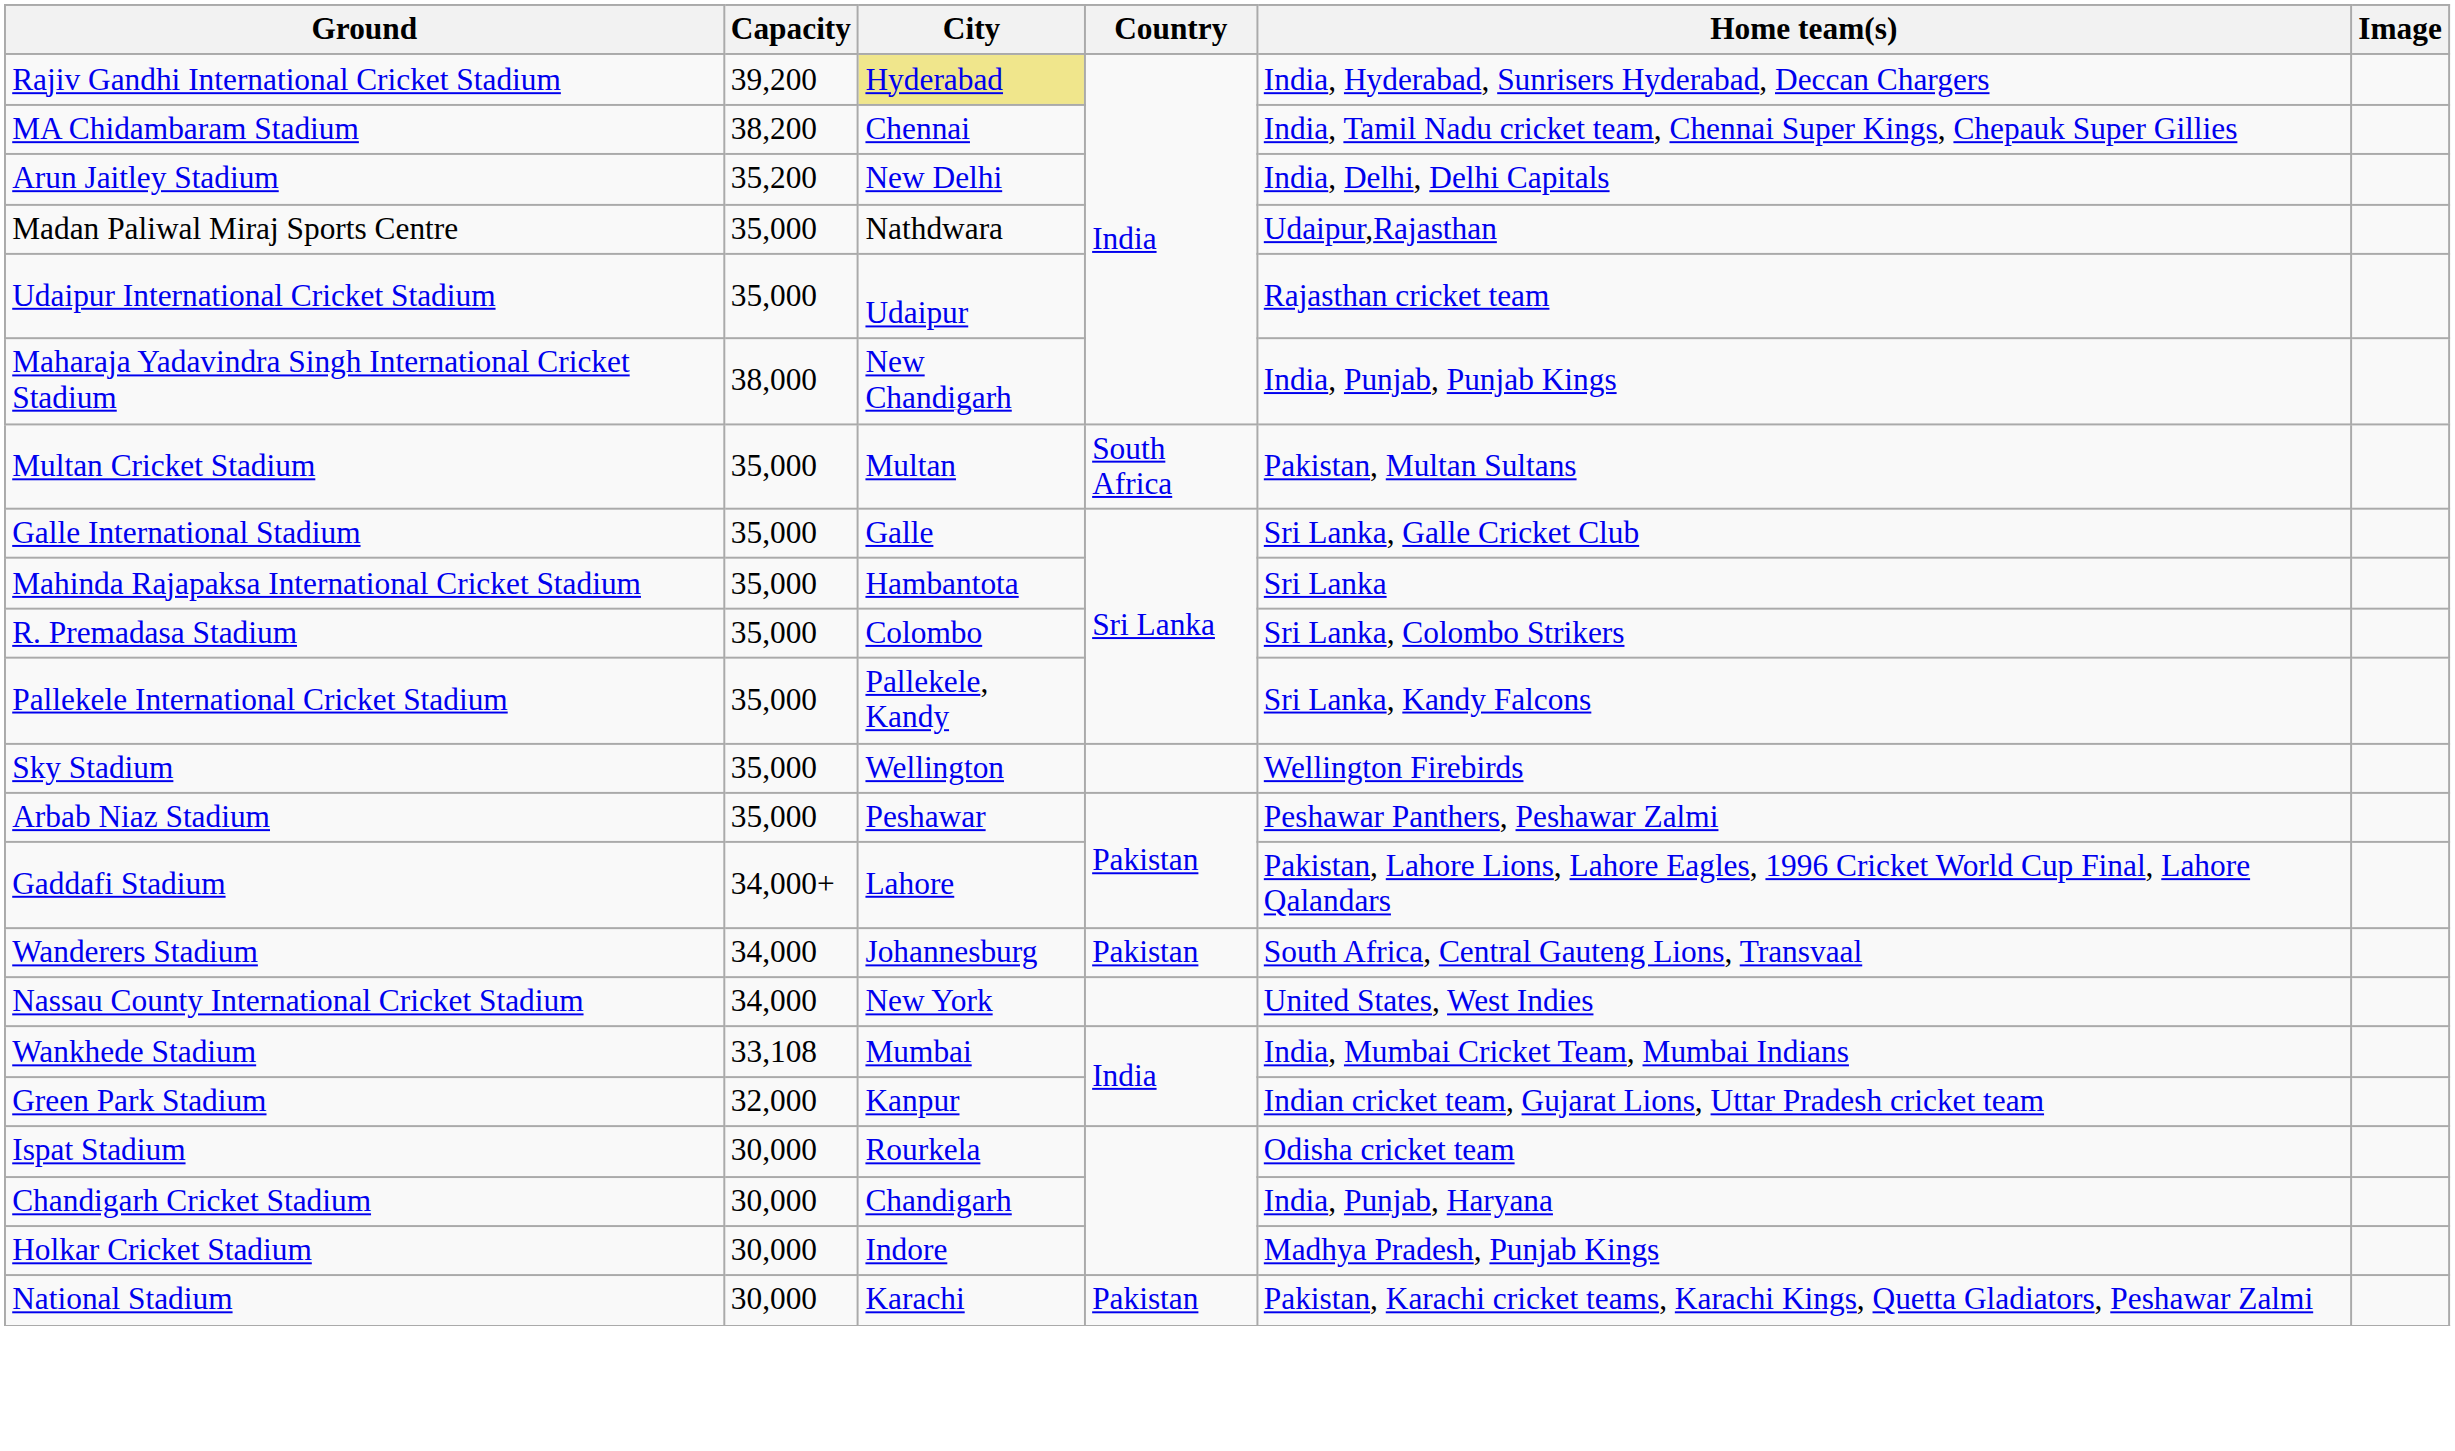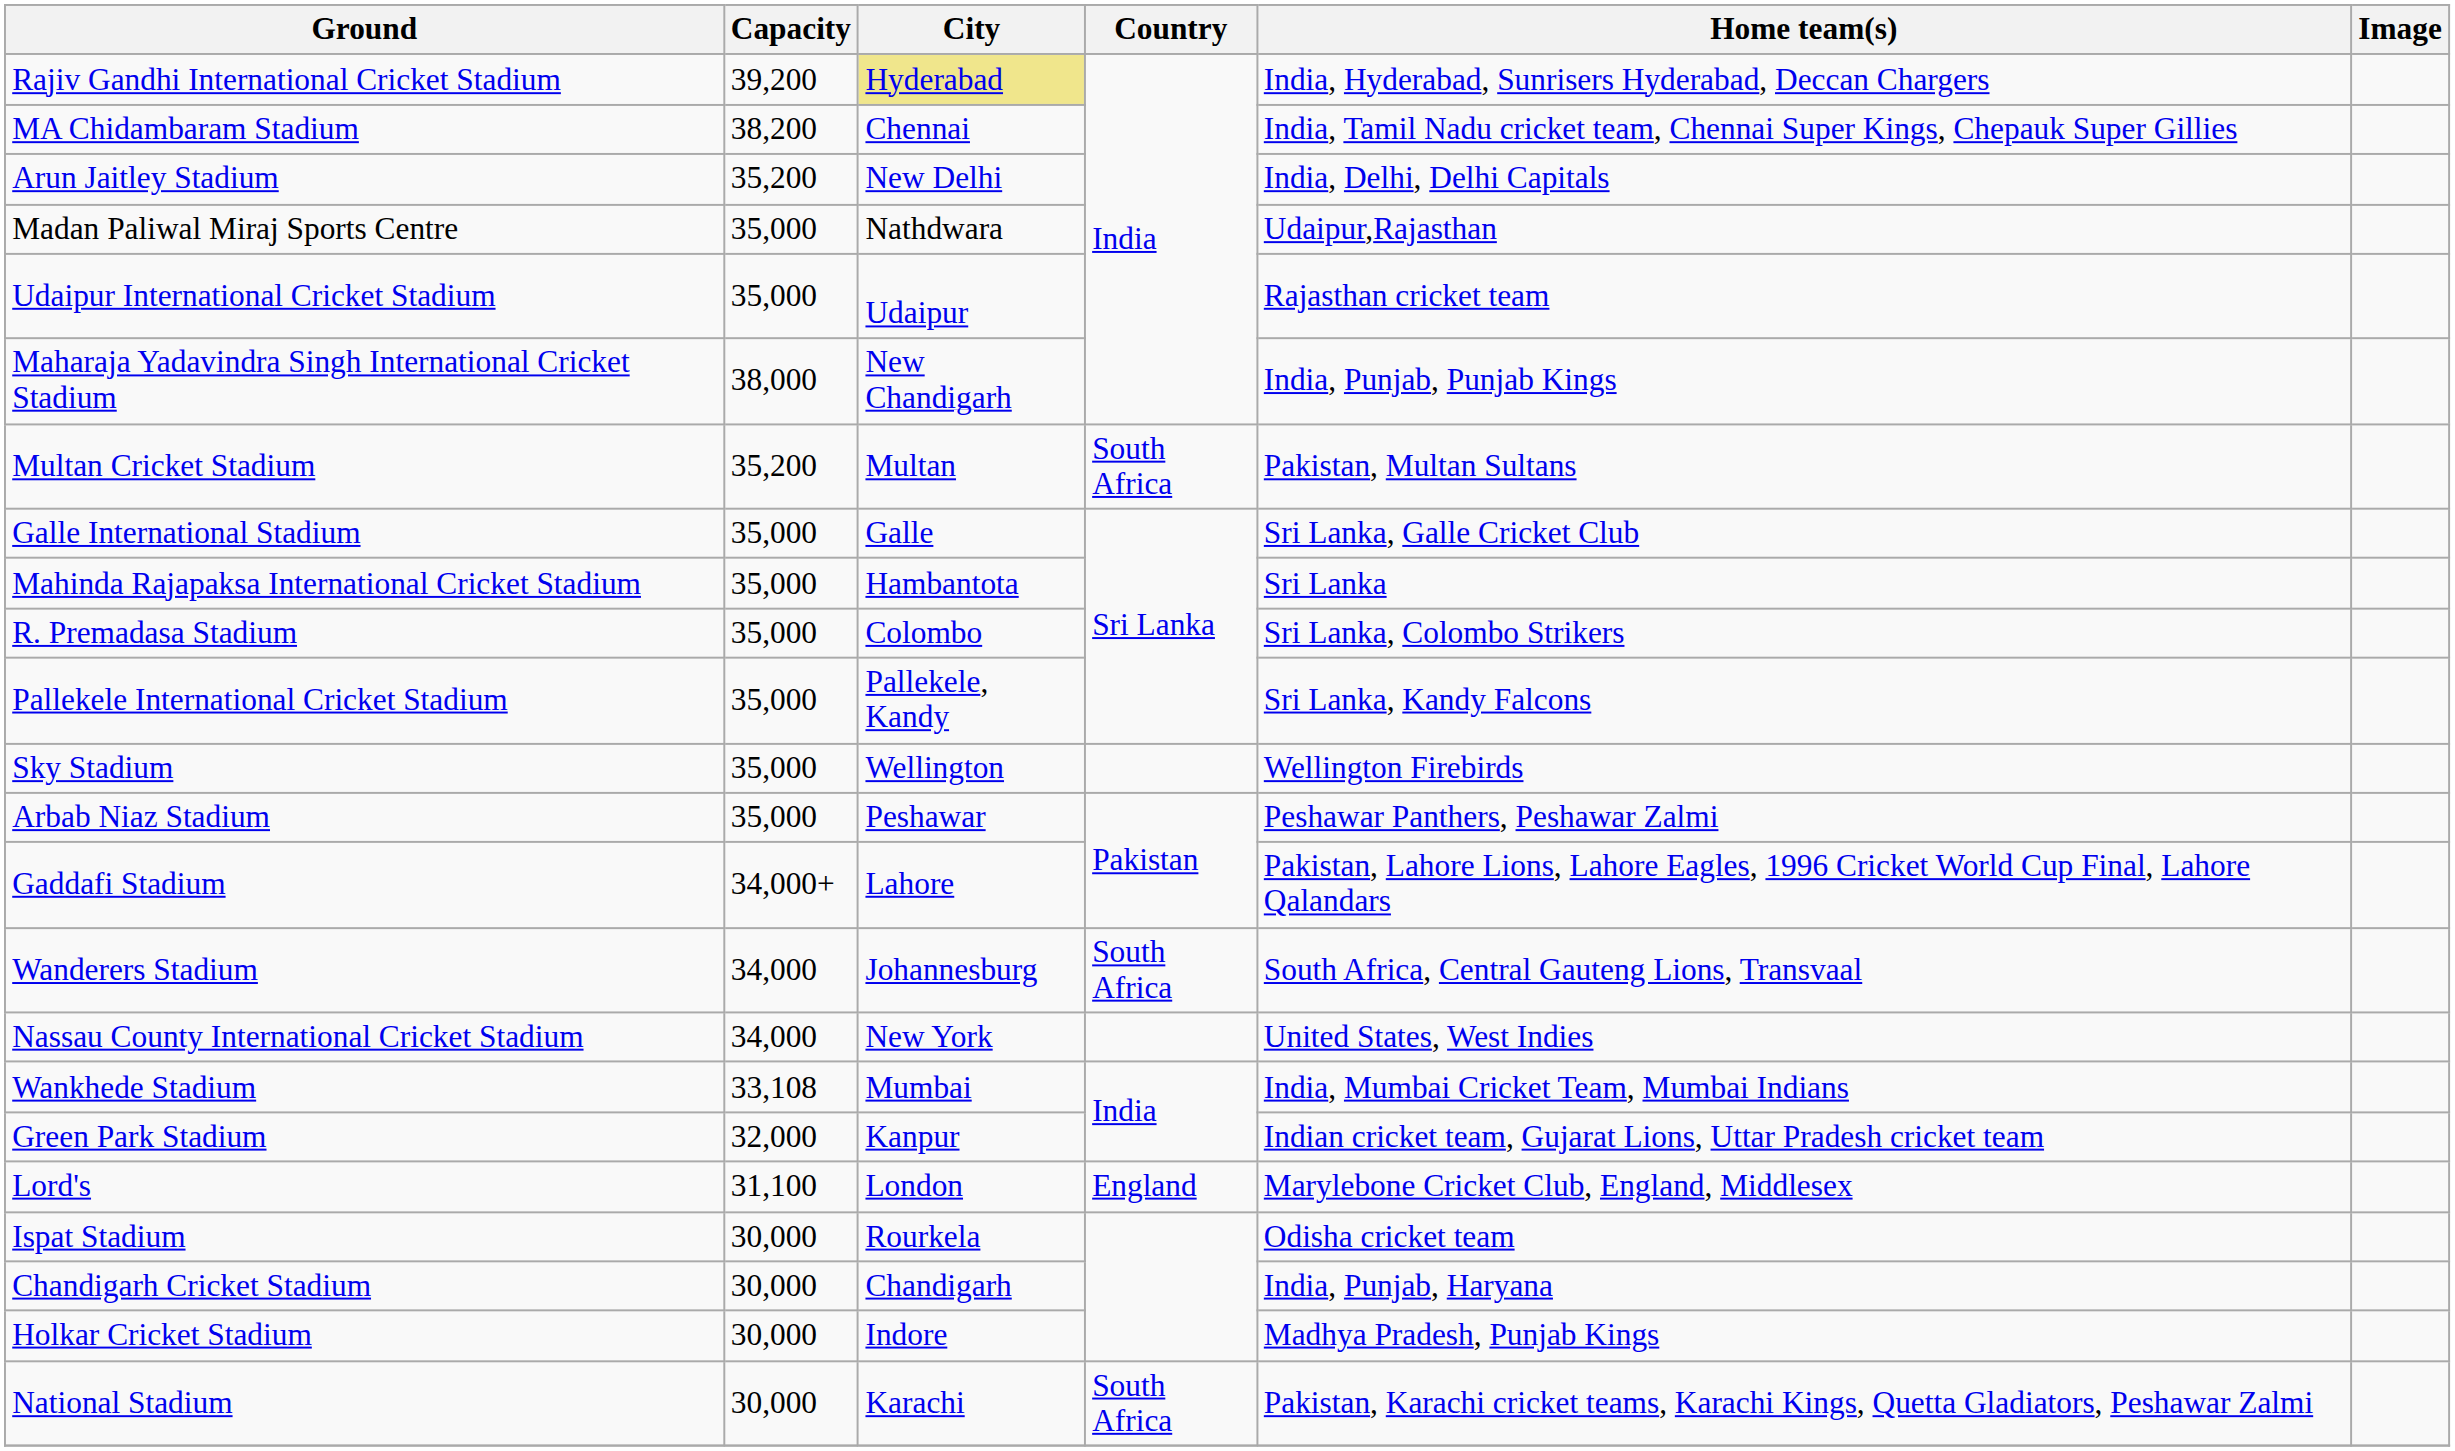(774, 465) 35,000 -> (774, 465) 35,200
(1145, 951) Pakistan -> (1132, 969) South Africa
+ row: (52, 1186)
(1145, 1299) Pakistan -> (1132, 1402) South Africa
